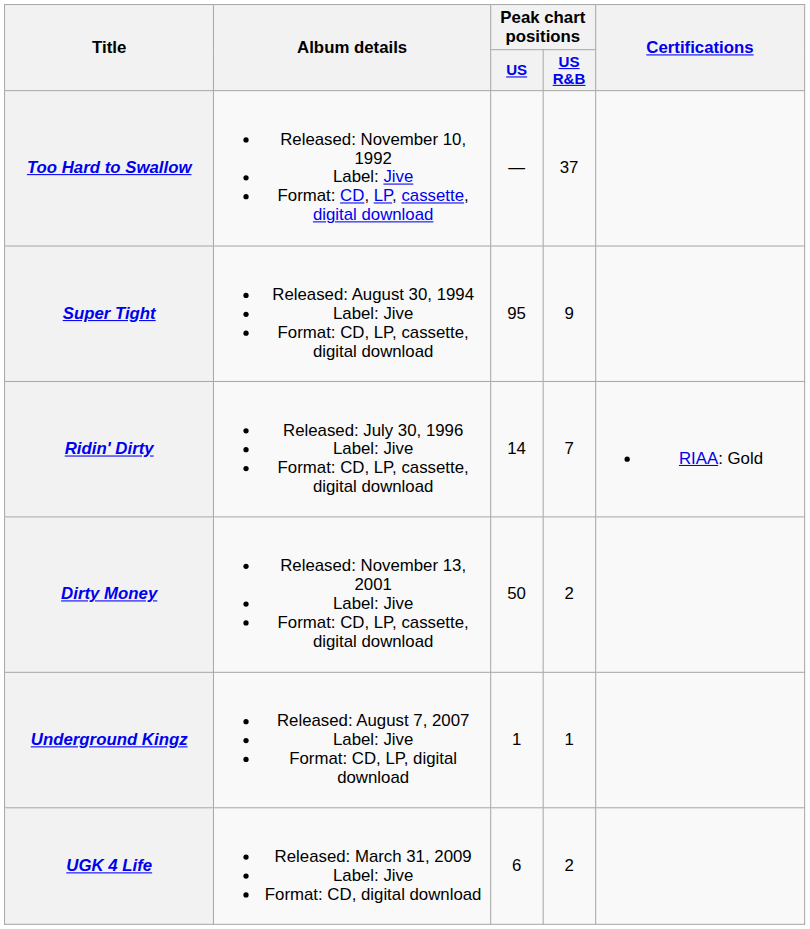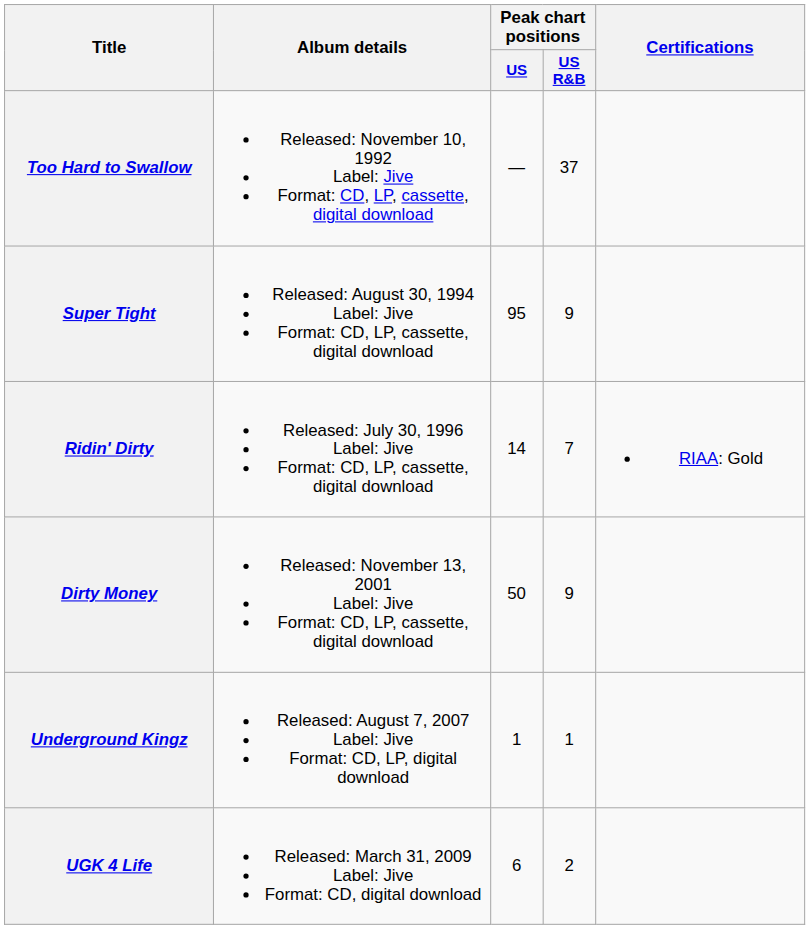(569, 594) 2 -> (569, 594) 9
